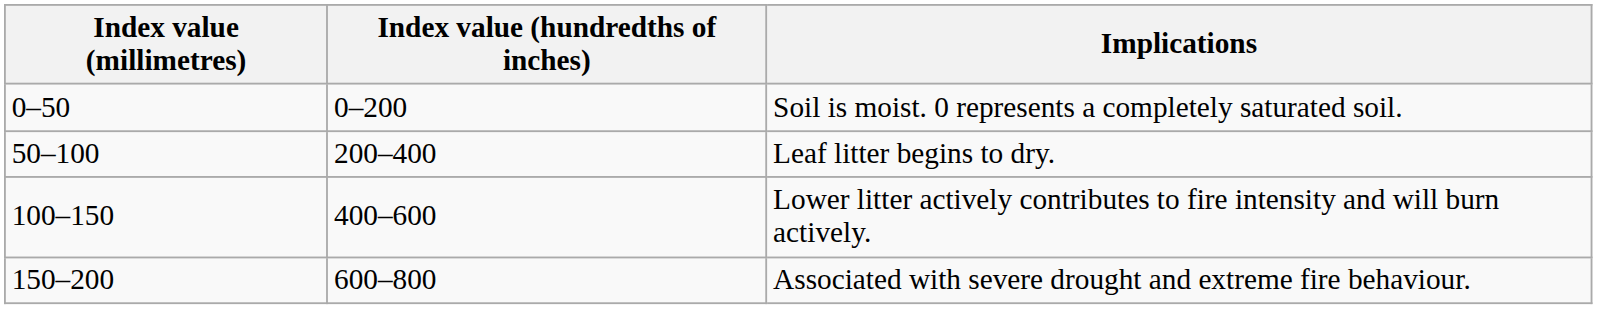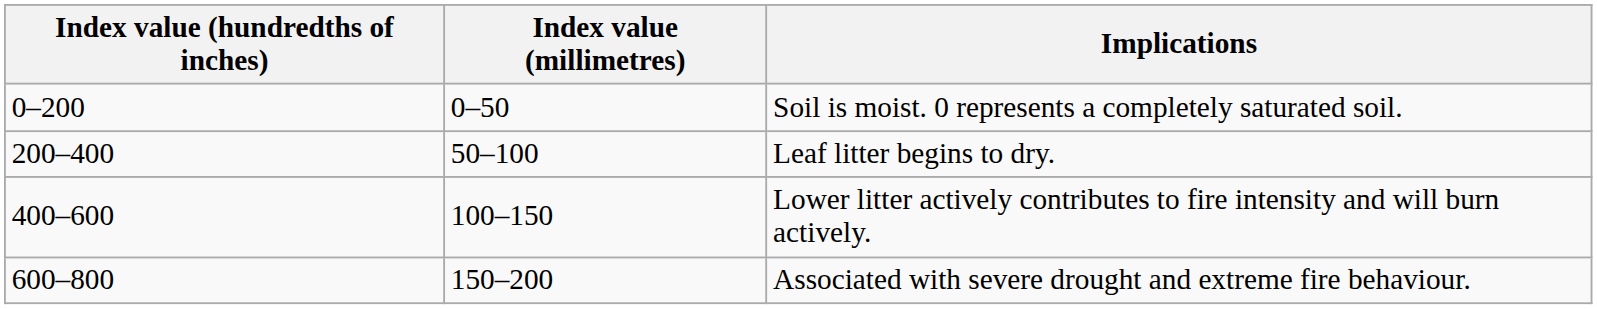columns swapped: (547, 44) <-> (166, 44)
